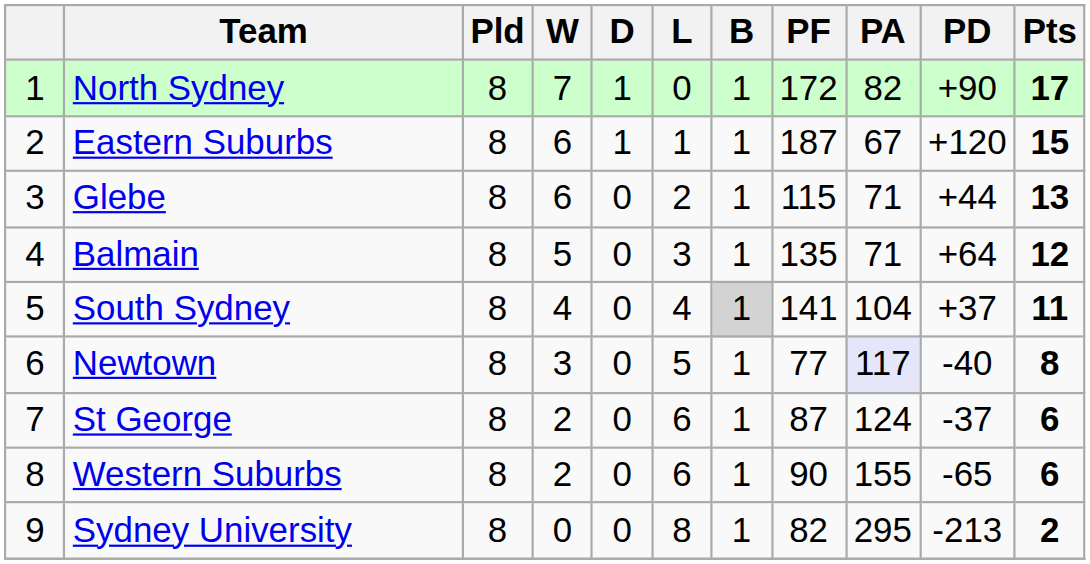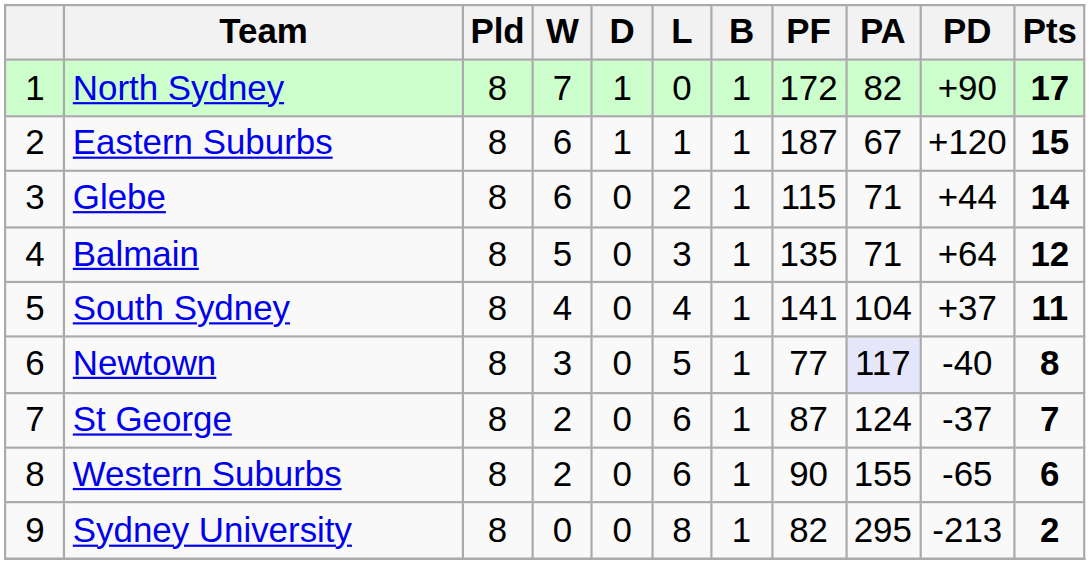(1050, 198) 13 -> (1050, 198) 14
(742, 308) lightgrey background -> (742, 308) no background
(1050, 419) 6 -> (1050, 419) 7
